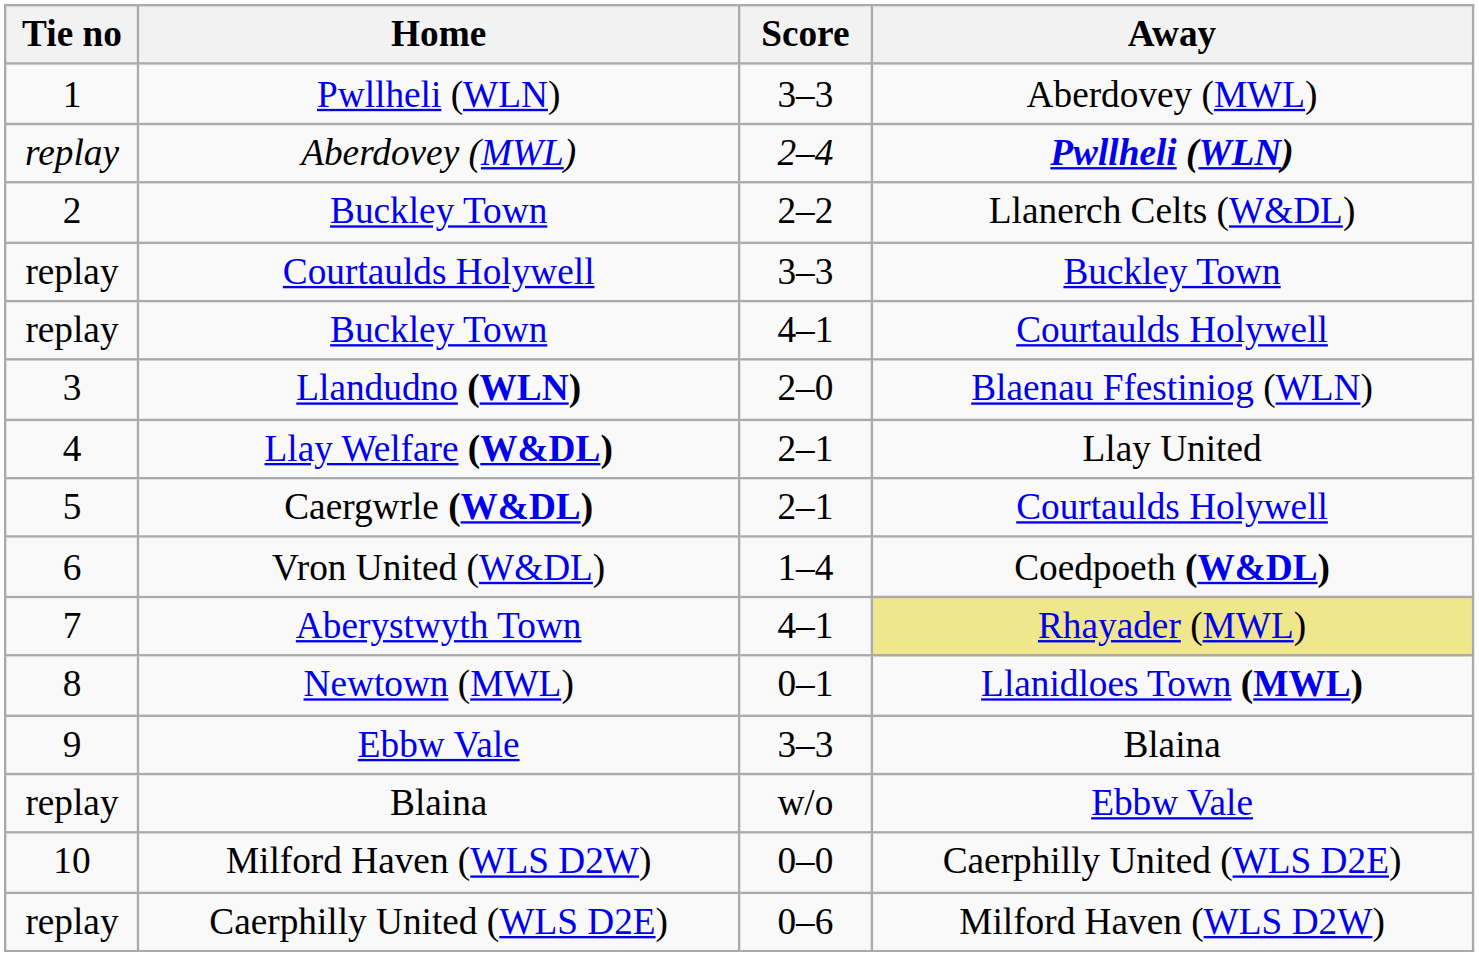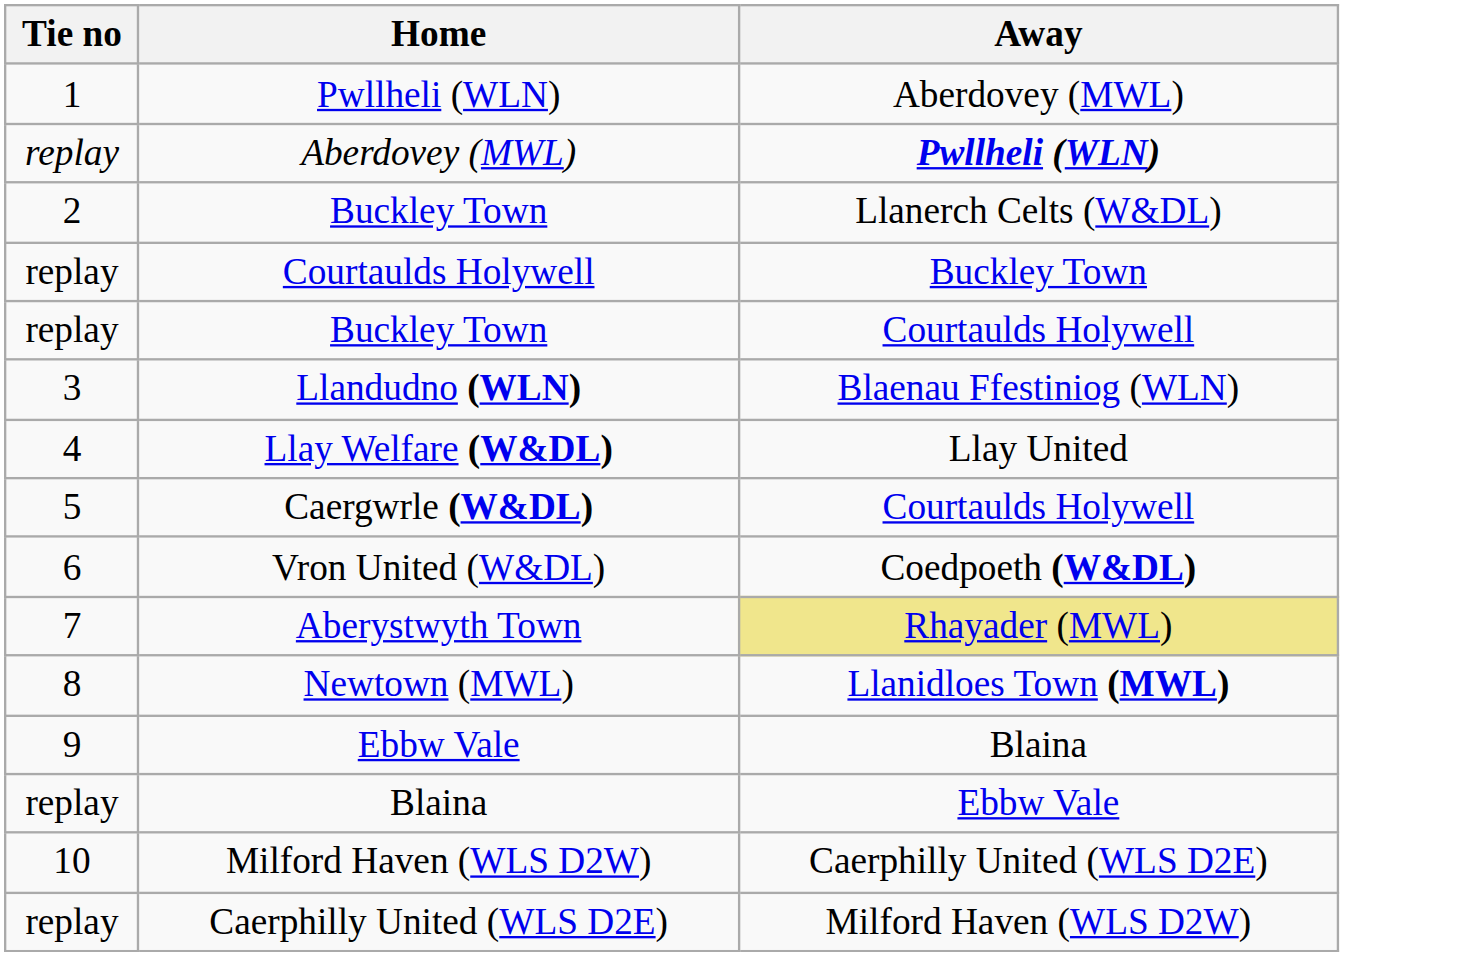- column: (805, 34)
